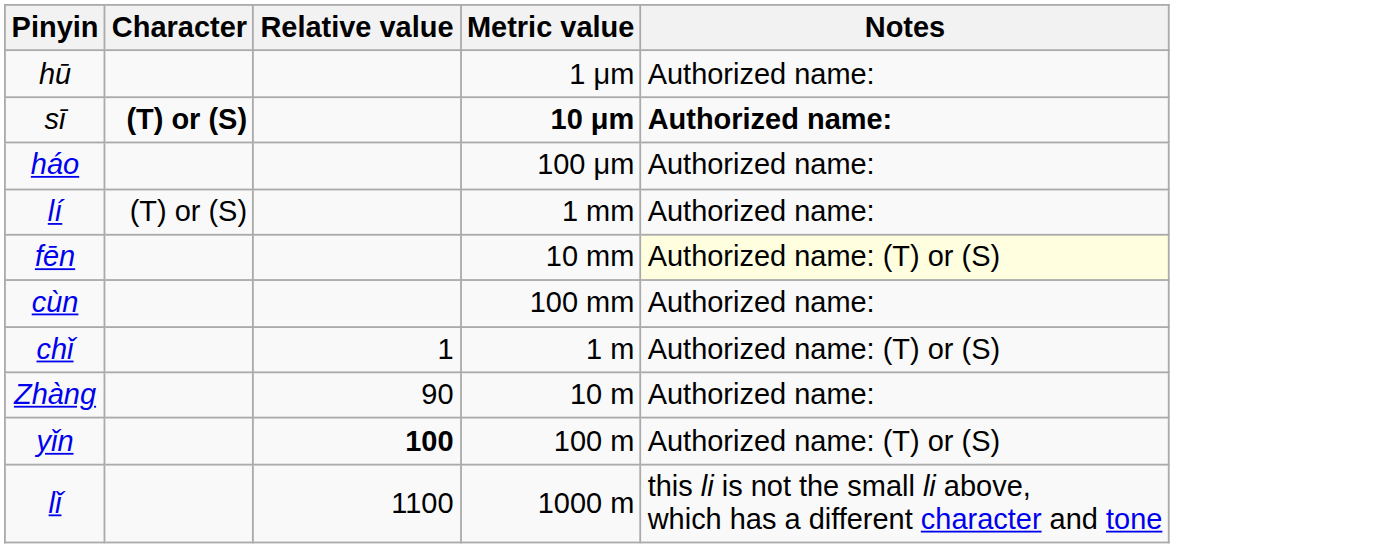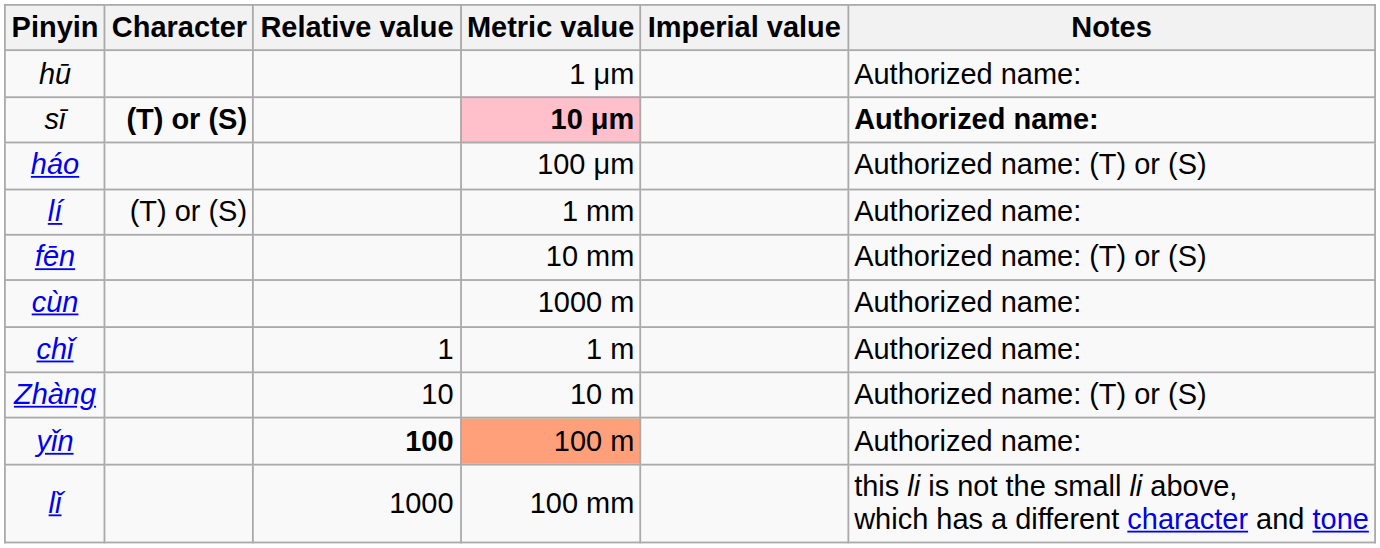+ column: (744, 27)
(592, 119) no background -> (592, 119) pink background
(761, 165) Authorized name: -> (1030, 165) Authorized name: (T) or (S)
(824, 257) lightyellow background -> (1030, 257) no background
(582, 303) 100 mm -> (586, 303) 1000 m
(824, 348) Authorized name: (T) or (S) -> (968, 348) Authorized name:
(437, 394) 90 -> (437, 394) 10
(761, 394) Authorized name: -> (1030, 394) Authorized name: (T) or (S)
(594, 440) no background -> (594, 440) lightsalmon background
(824, 440) Authorized name: (T) or (S) -> (968, 440) Authorized name:
(422, 503) 1100 -> (421, 503) 1000
(586, 503) 1000 m -> (582, 503) 100 mm
